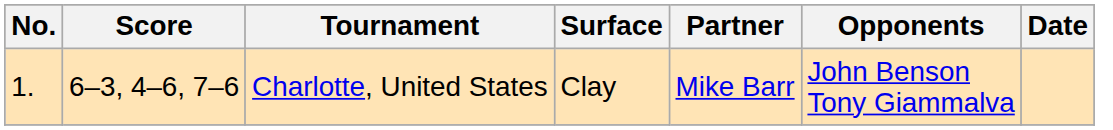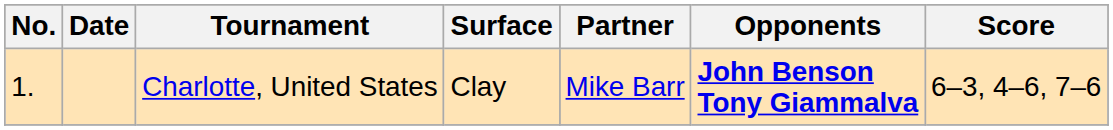columns swapped: (1058, 26) <-> (154, 26)
(911, 86) normal -> (808, 86) bold
